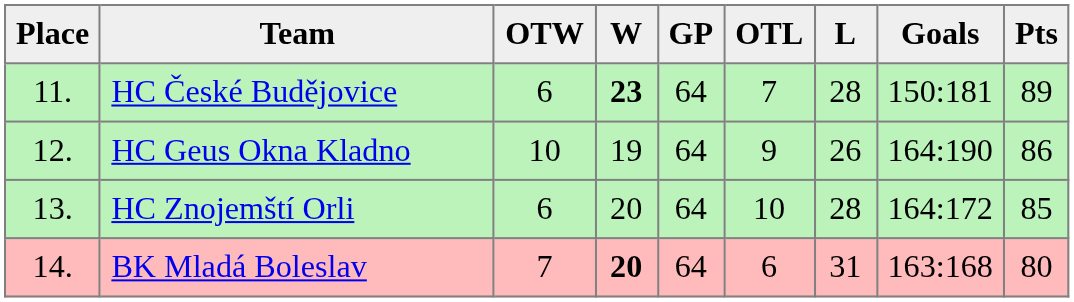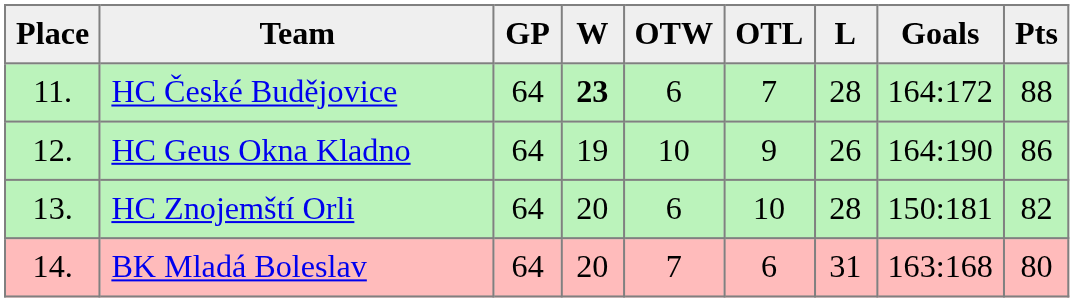columns swapped: (691, 33) <-> (545, 33)
(940, 91) 150:181 -> (940, 91) 164:172
(1036, 91) 89 -> (1036, 91) 88
(940, 208) 164:172 -> (940, 208) 150:181
(1036, 208) 85 -> (1036, 208) 82
(626, 266) bold -> (592, 266) normal
